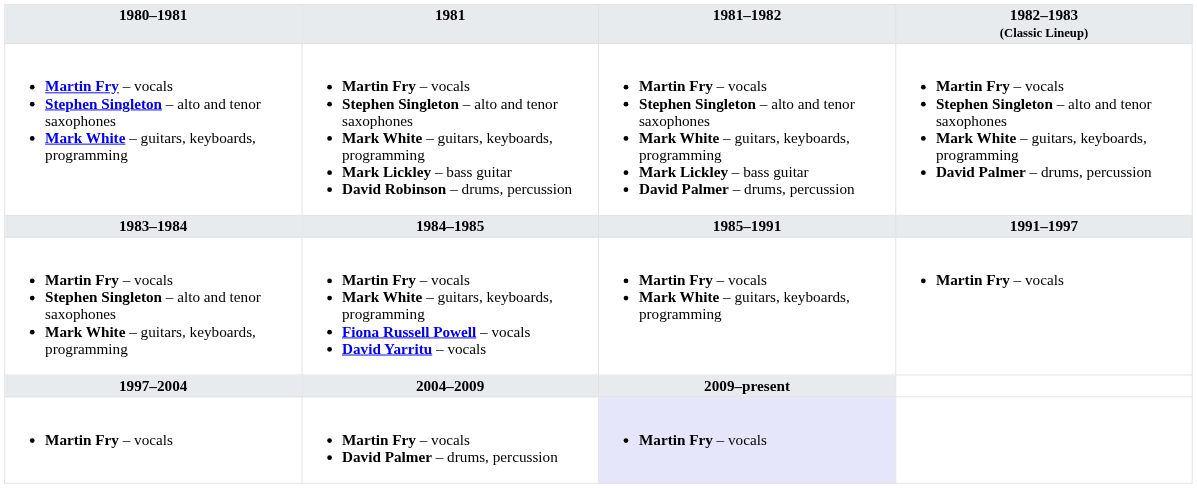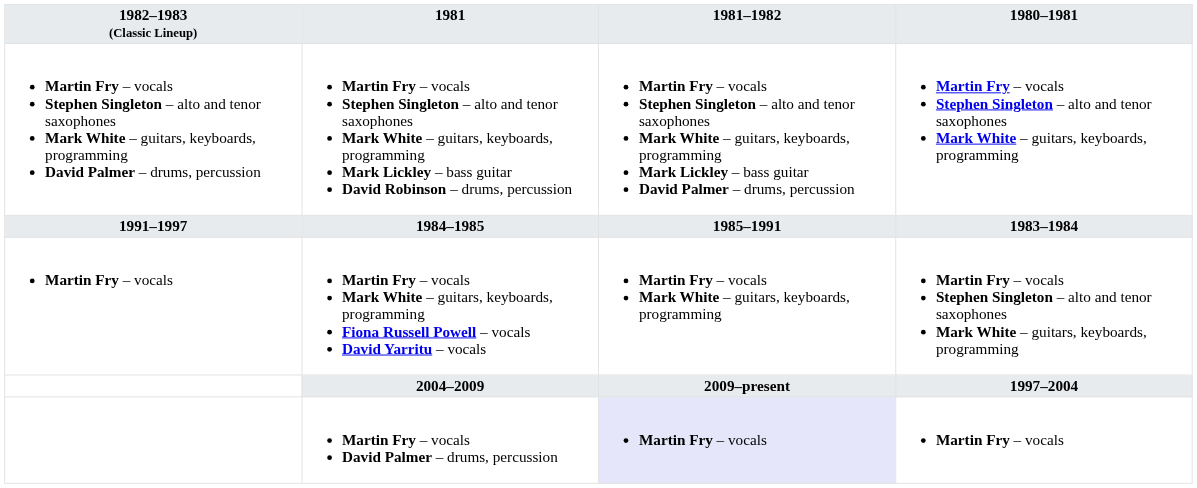columns swapped: (153, 15) <-> (1044, 23)
